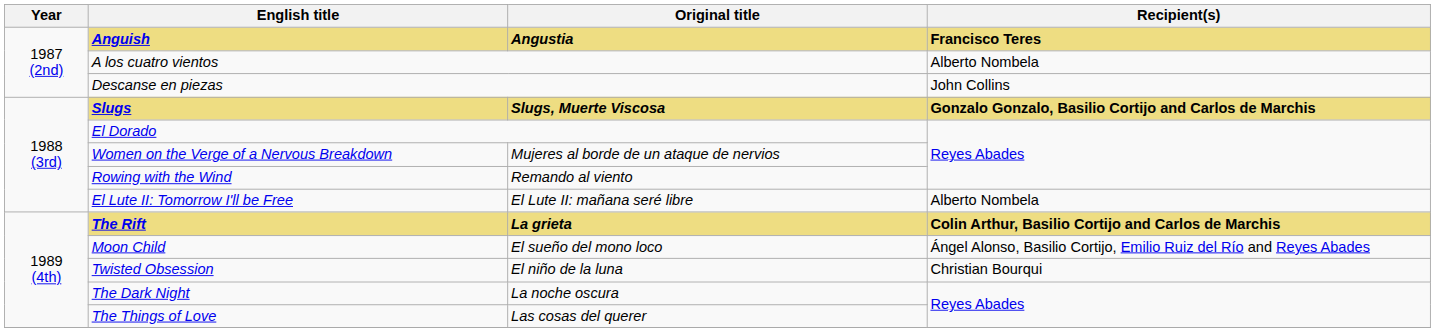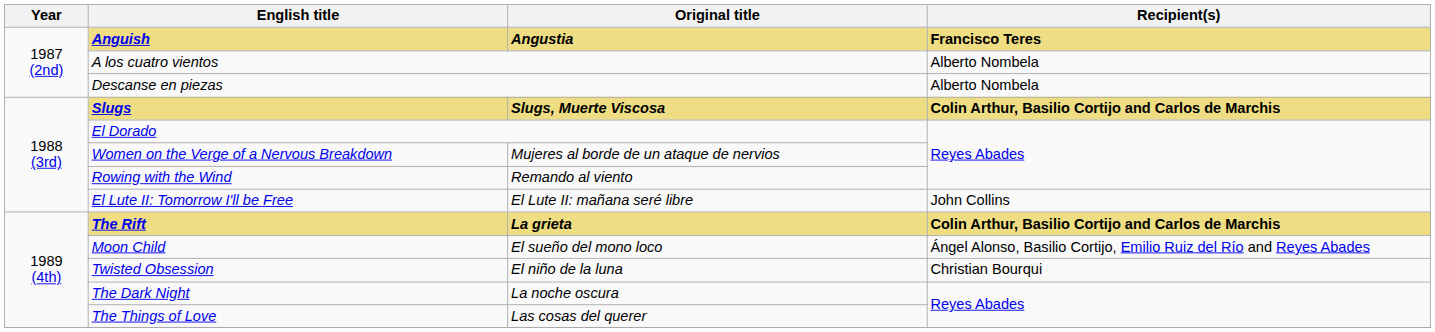(970, 85) John Collins -> (985, 85) Alberto Nombela
(1123, 108) Gonzalo Gonzalo, Basilio Cortijo and Carlos de Marchis -> (1105, 108) Colin Arthur, Basilio Cortijo and Carlos de Marchis
(985, 200) Alberto Nombela -> (970, 200) John Collins
